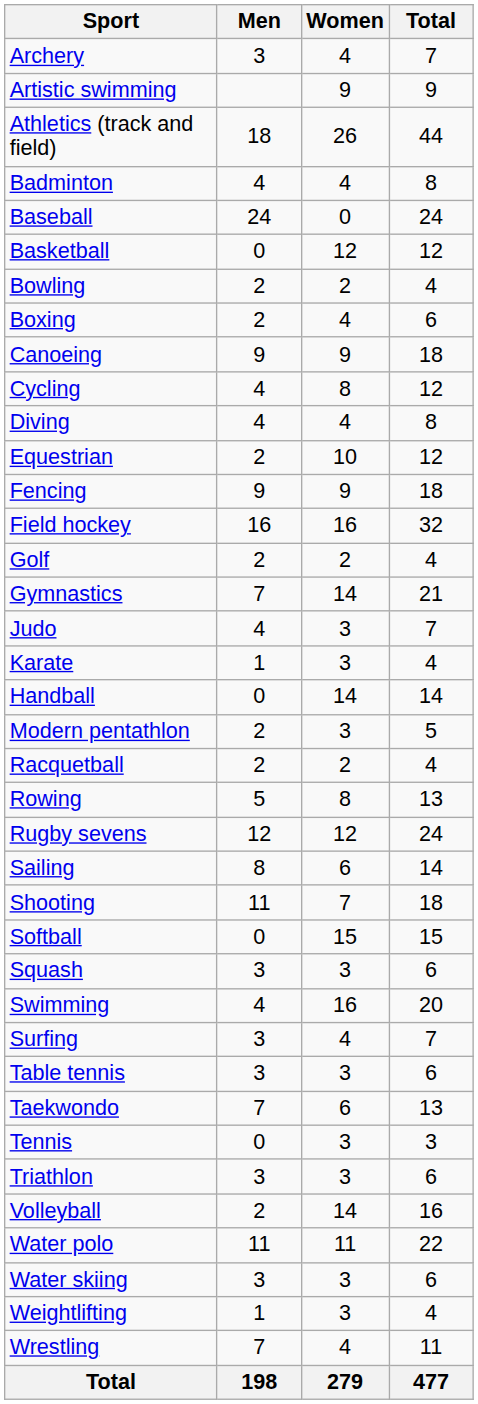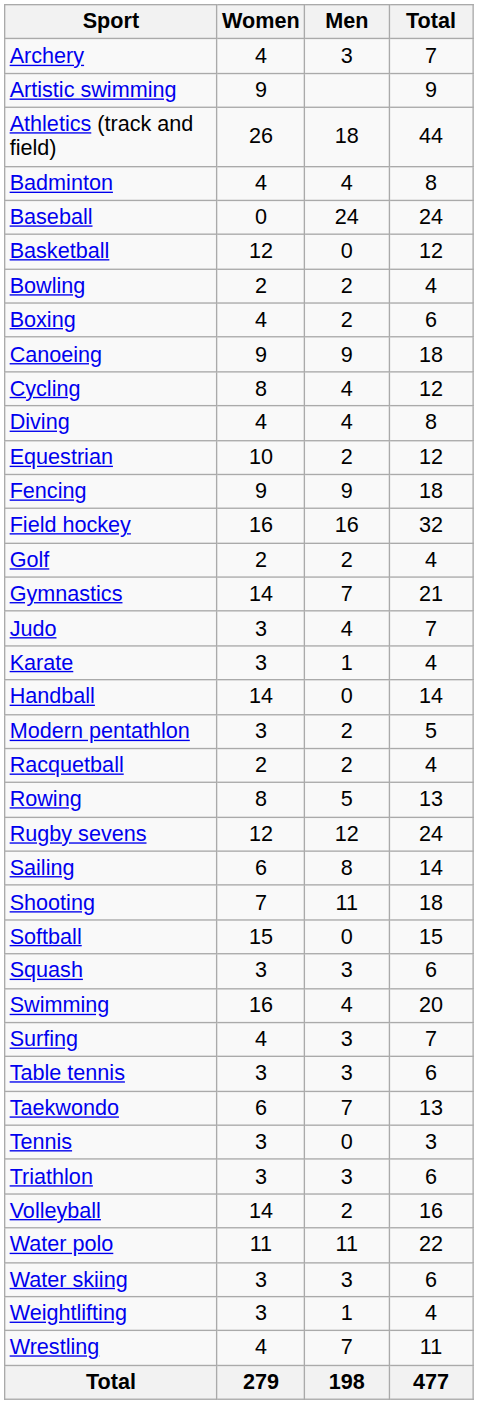columns swapped: (259, 21) <-> (345, 21)
